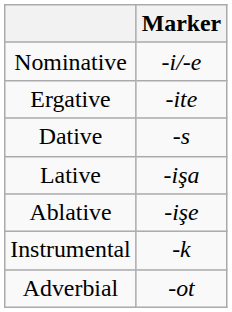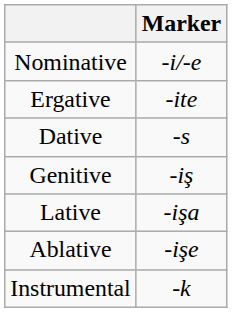+ row: (70, 174)
- row: (70, 288)
